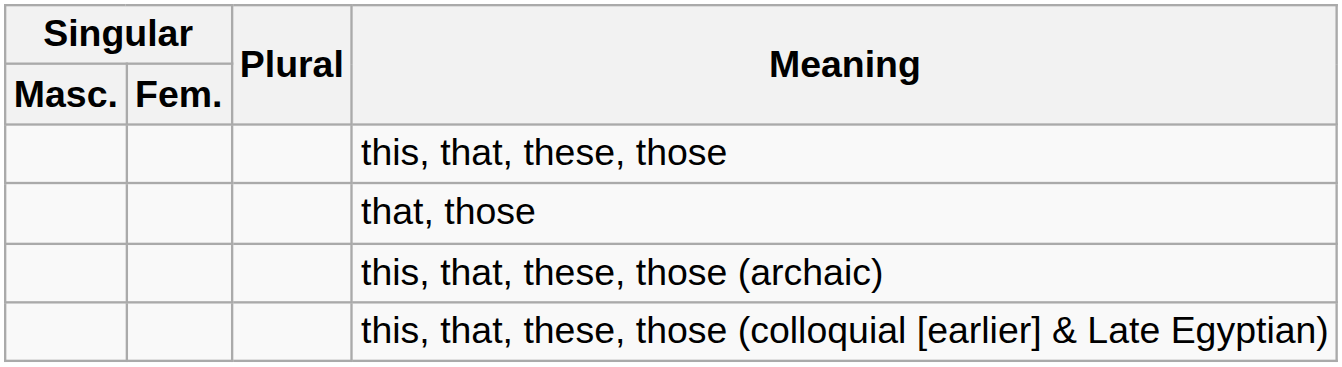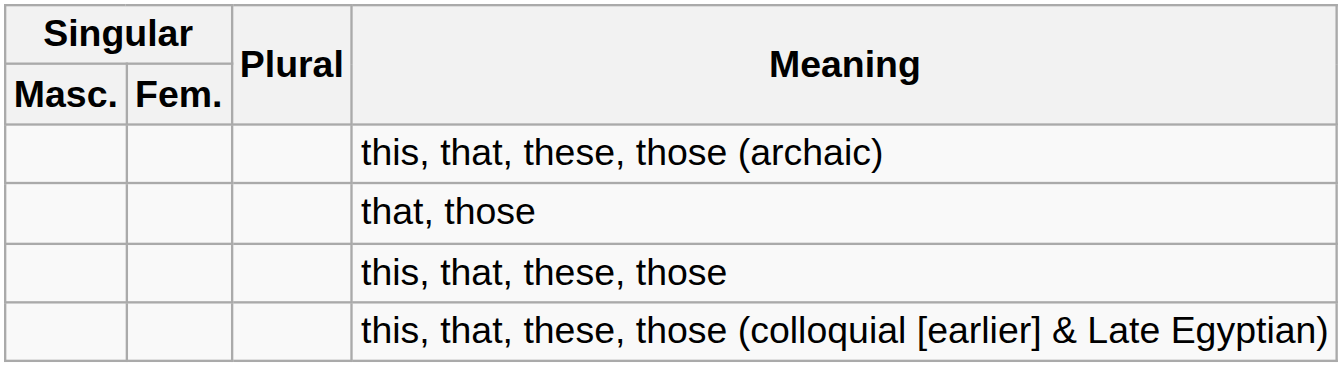rows swapped: (544, 152) <-> (622, 271)
